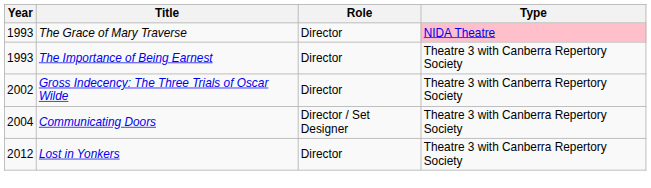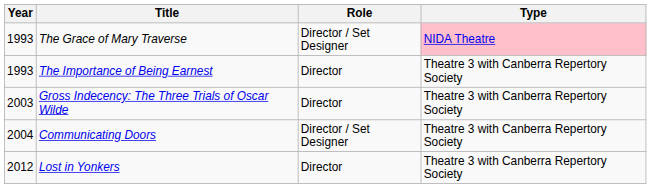(322, 32) Director -> (335, 39) Director / Set Designer
(20, 90) 2002 -> (20, 103) 2003
